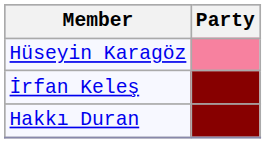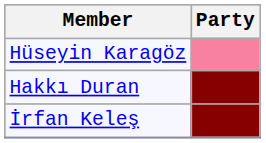rows swapped: (74, 120) <-> (74, 87)
